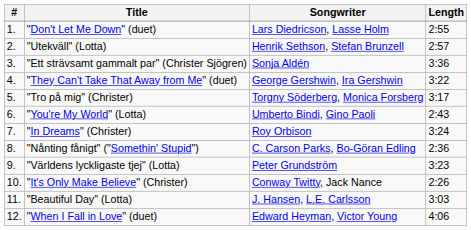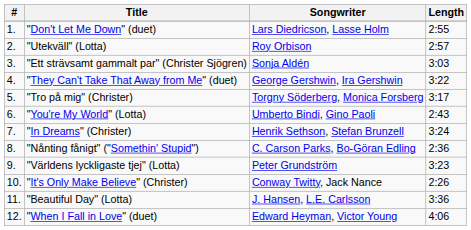(328, 47) Henrik Sethson, Stefan Brunzell -> (282, 47) Roy Orbison
(439, 64) 3:36 -> (439, 64) 3:03
(282, 132) Roy Orbison -> (328, 132) Henrik Sethson, Stefan Brunzell
(439, 200) 3:03 -> (439, 200) 3:36
